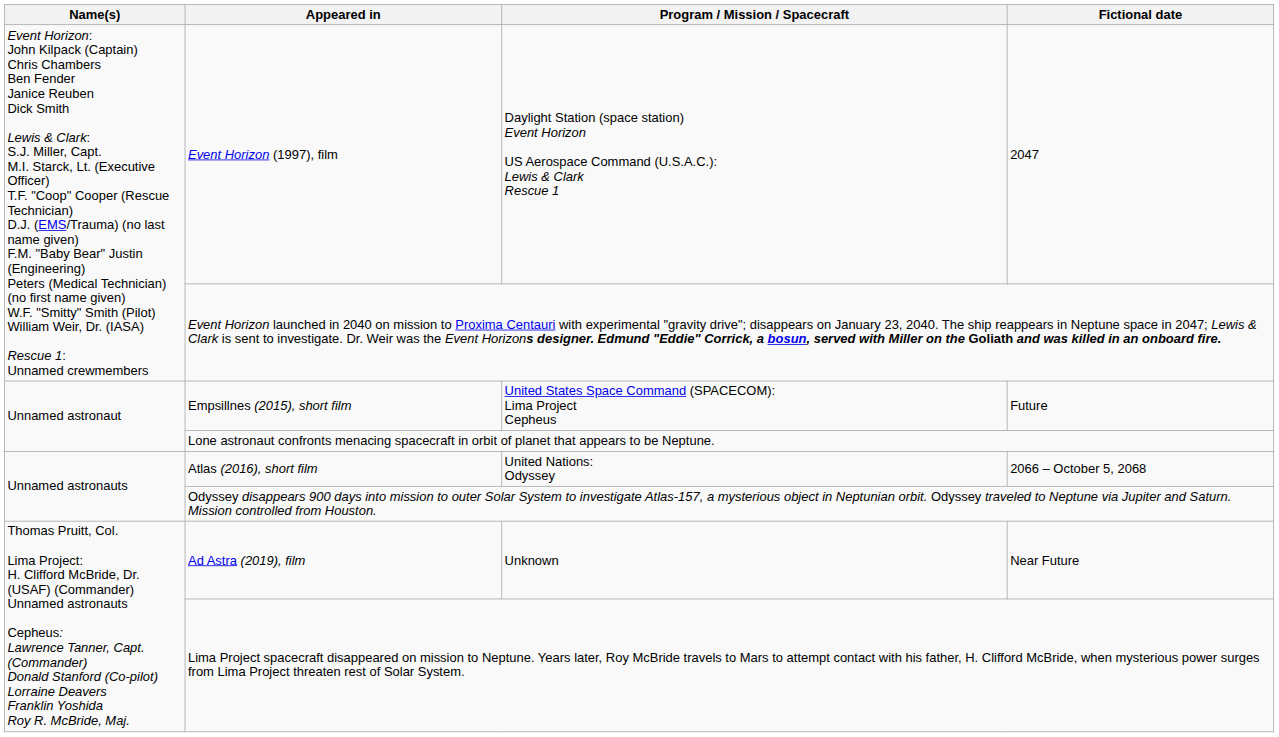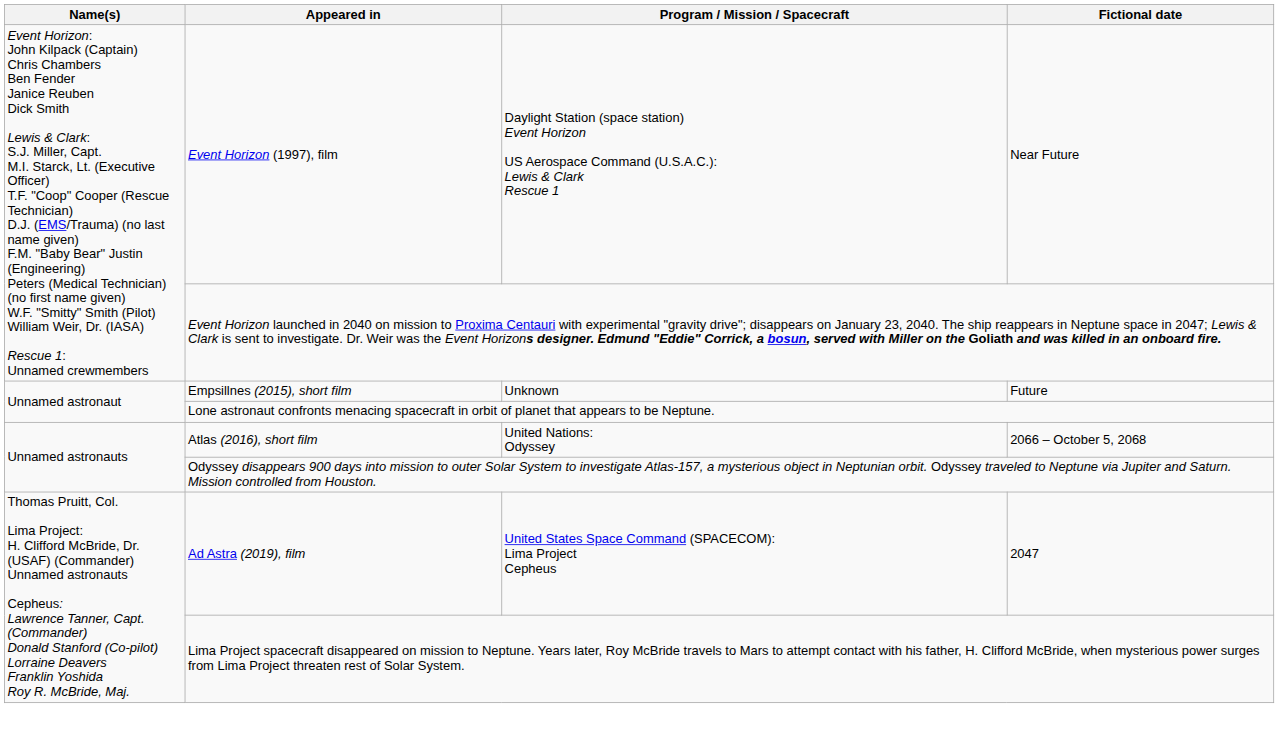(1025, 154) 2047 -> (1045, 154) Near Future
(640, 405) United States Space Command (SPACECOM): Lima Project Cepheus -> (532, 391) Unknown
(532, 560) Unknown -> (640, 553) United States Space Command (SPACECOM): Lima Project Cepheus
(1045, 560) Near Future -> (1025, 553) 2047
